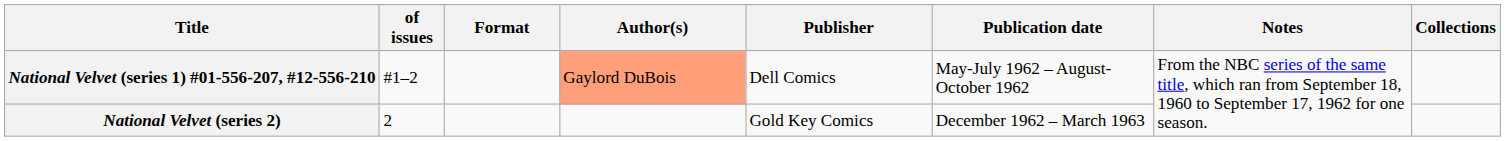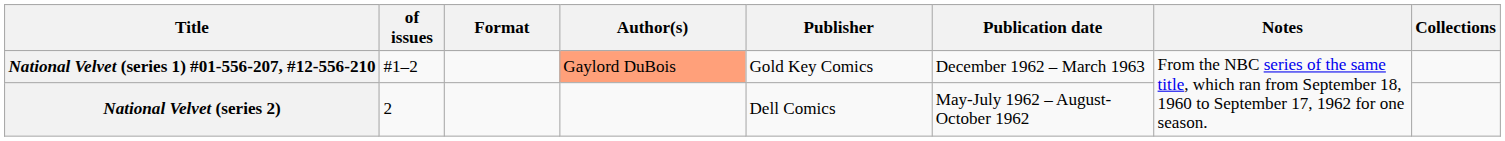(793, 77) Dell Comics -> (811, 66) Gold Key Comics
(1023, 77) May-July 1962 – August-October 1962 -> (1040, 66) December 1962 – March 1963
(811, 120) Gold Key Comics -> (793, 109) Dell Comics
(1040, 120) December 1962 – March 1963 -> (1023, 109) May-July 1962 – August-October 1962
